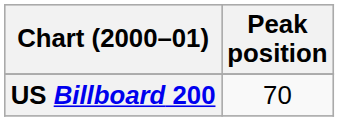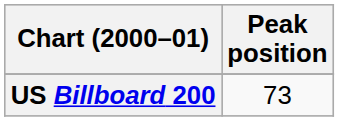(277, 94) 70 -> (277, 94) 73
